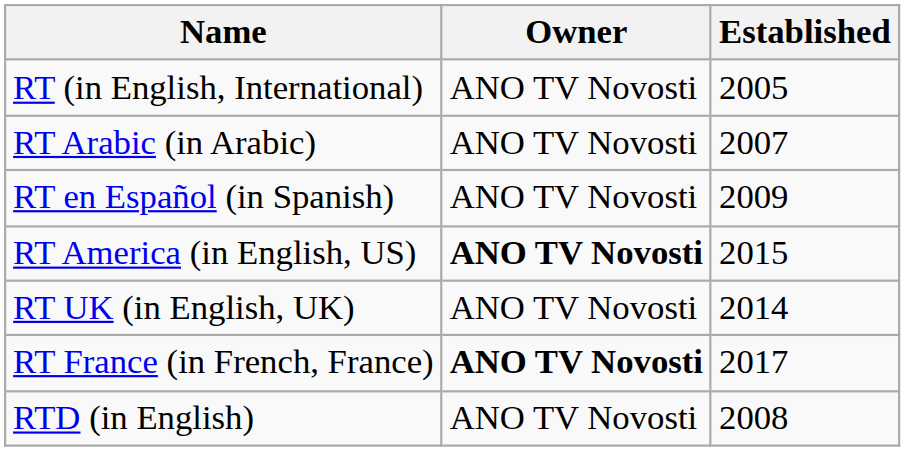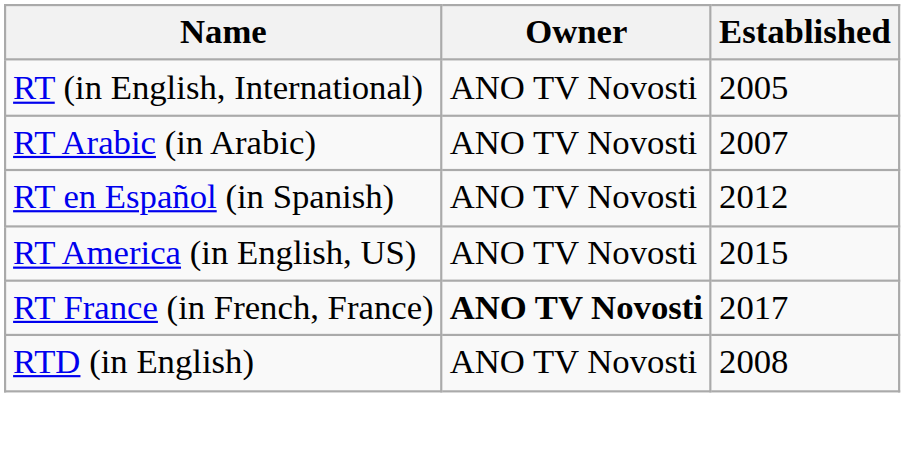(754, 197) 2009 -> (754, 197) 2012
(576, 252) bold -> (573, 252) normal
- row: (184, 307)
